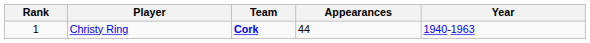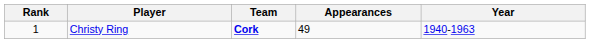(304, 30) 44 -> (304, 30) 49
